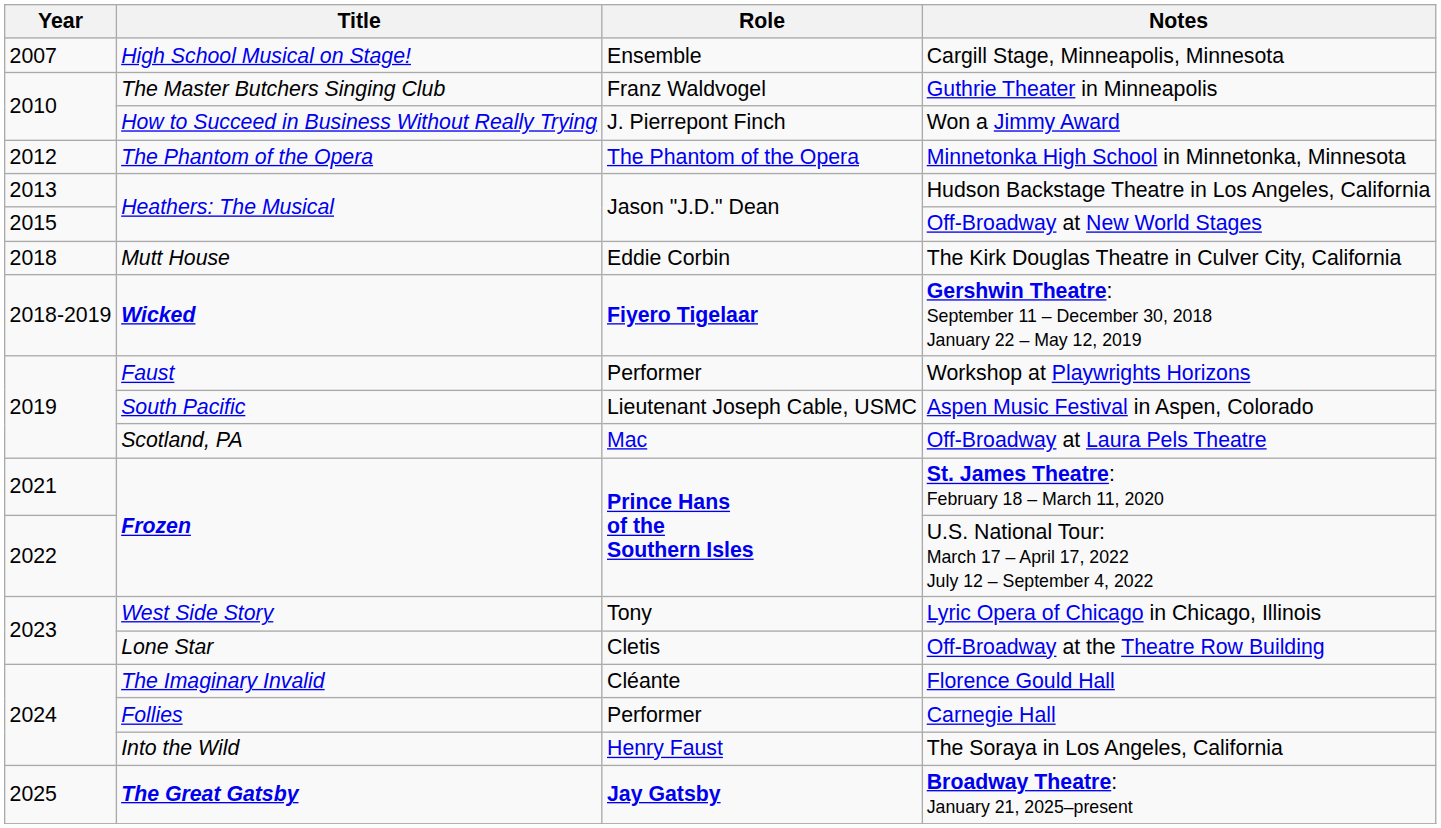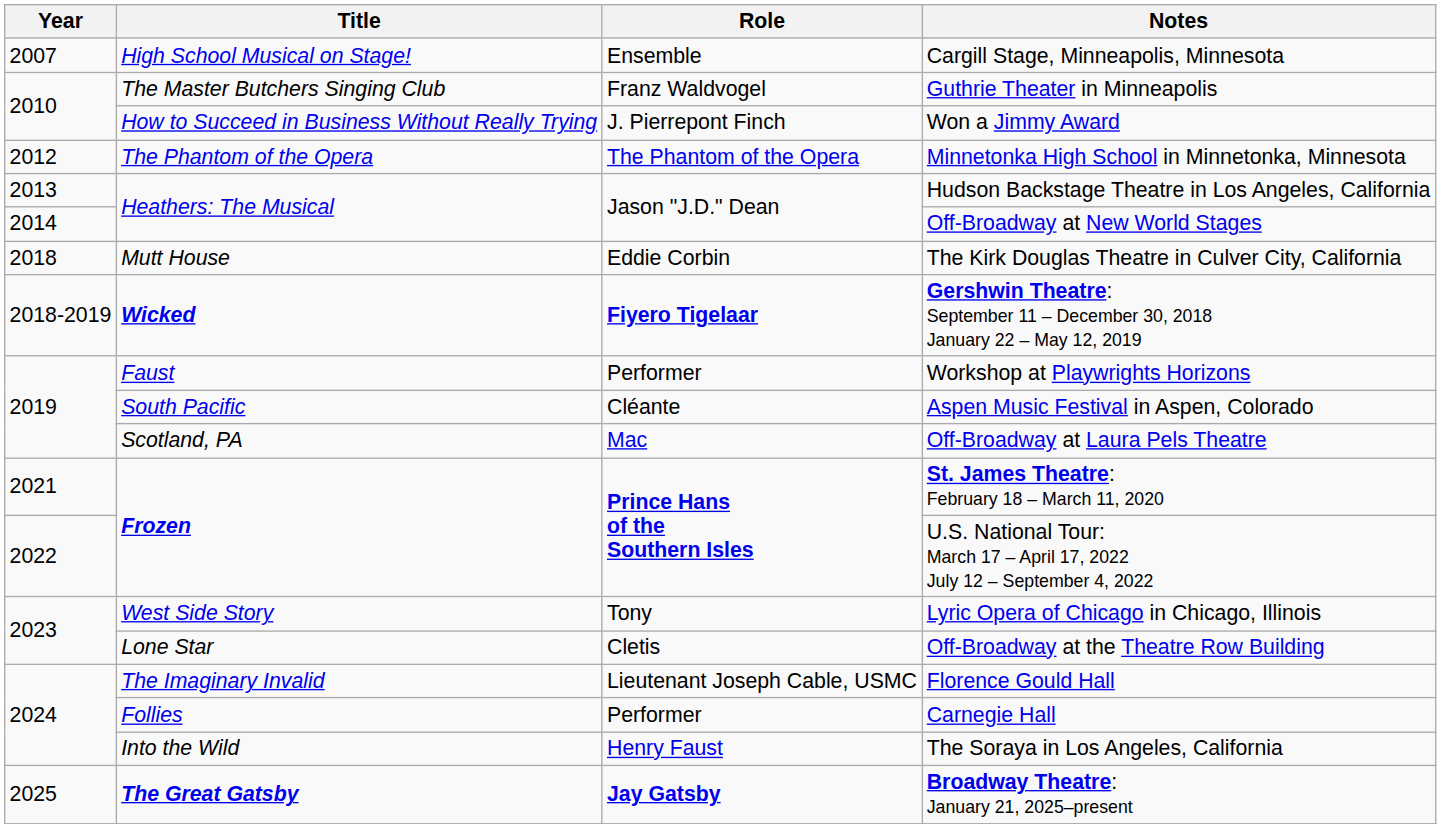(33, 223) 2015 -> (33, 223) 2014
(762, 406) Lieutenant Joseph Cable, USMC -> (644, 406) Cléante
(644, 681) Cléante -> (762, 681) Lieutenant Joseph Cable, USMC
